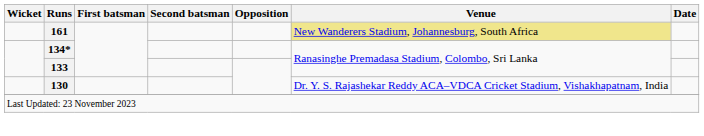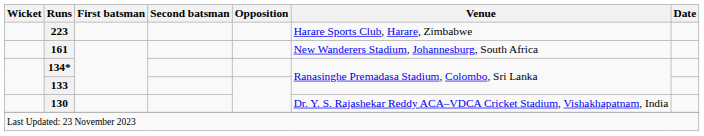+ row: (59, 31)
(416, 31) khaki background -> (416, 49) no background
